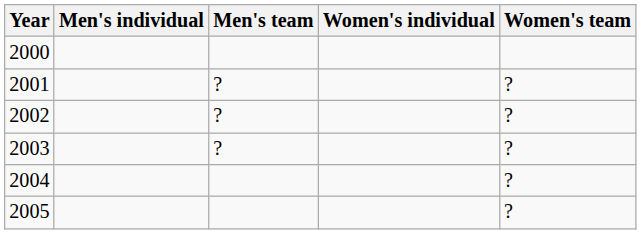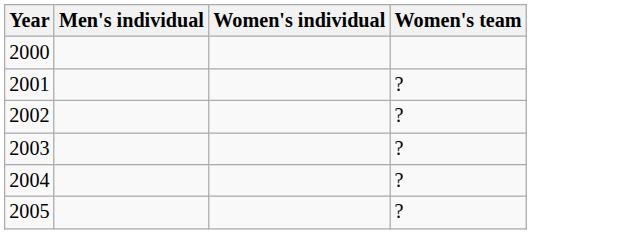- column: (263, 20)
